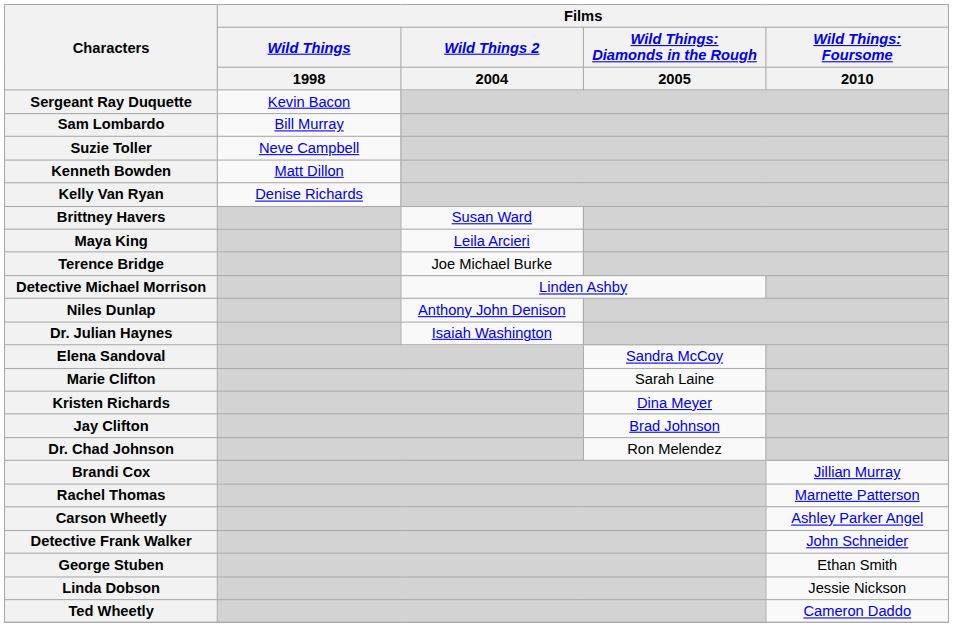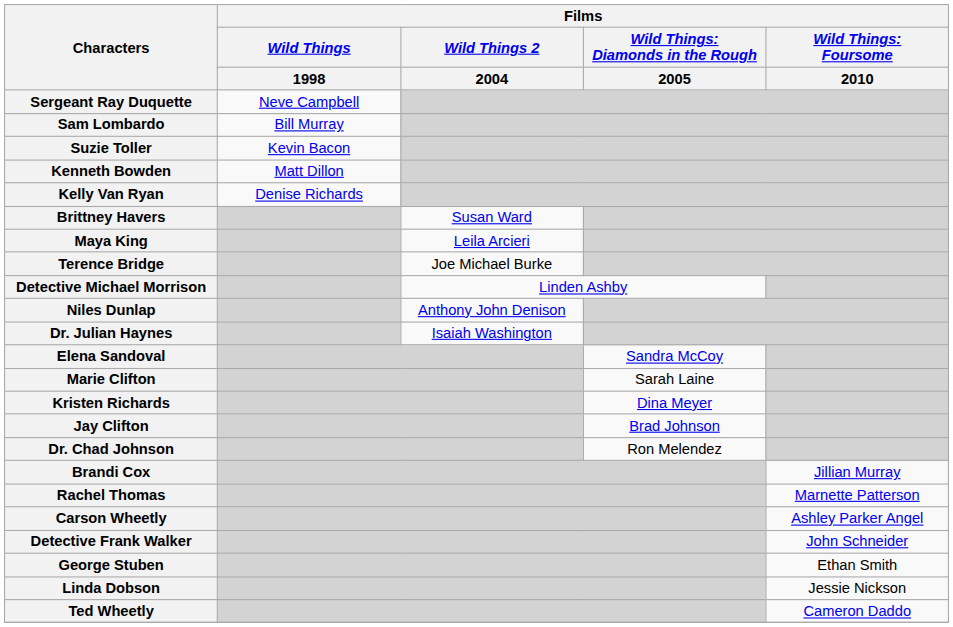(309, 101) Kevin Bacon -> (309, 101) Neve Campbell
(309, 148) Neve Campbell -> (309, 148) Kevin Bacon
